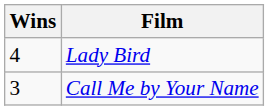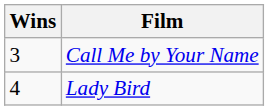rows swapped: (108, 54) <-> (162, 88)
